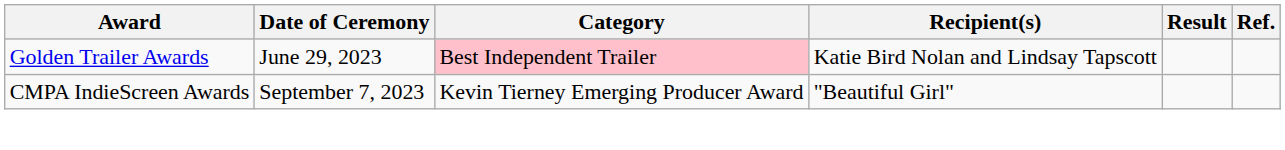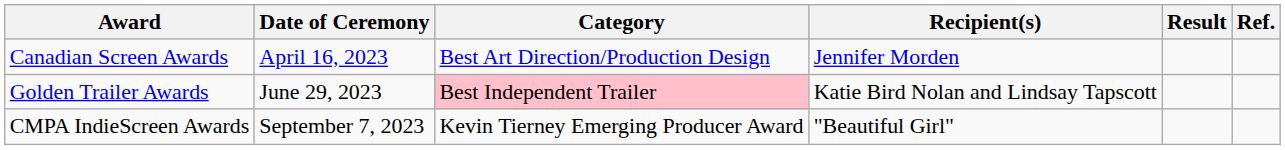+ row: (119, 56)
